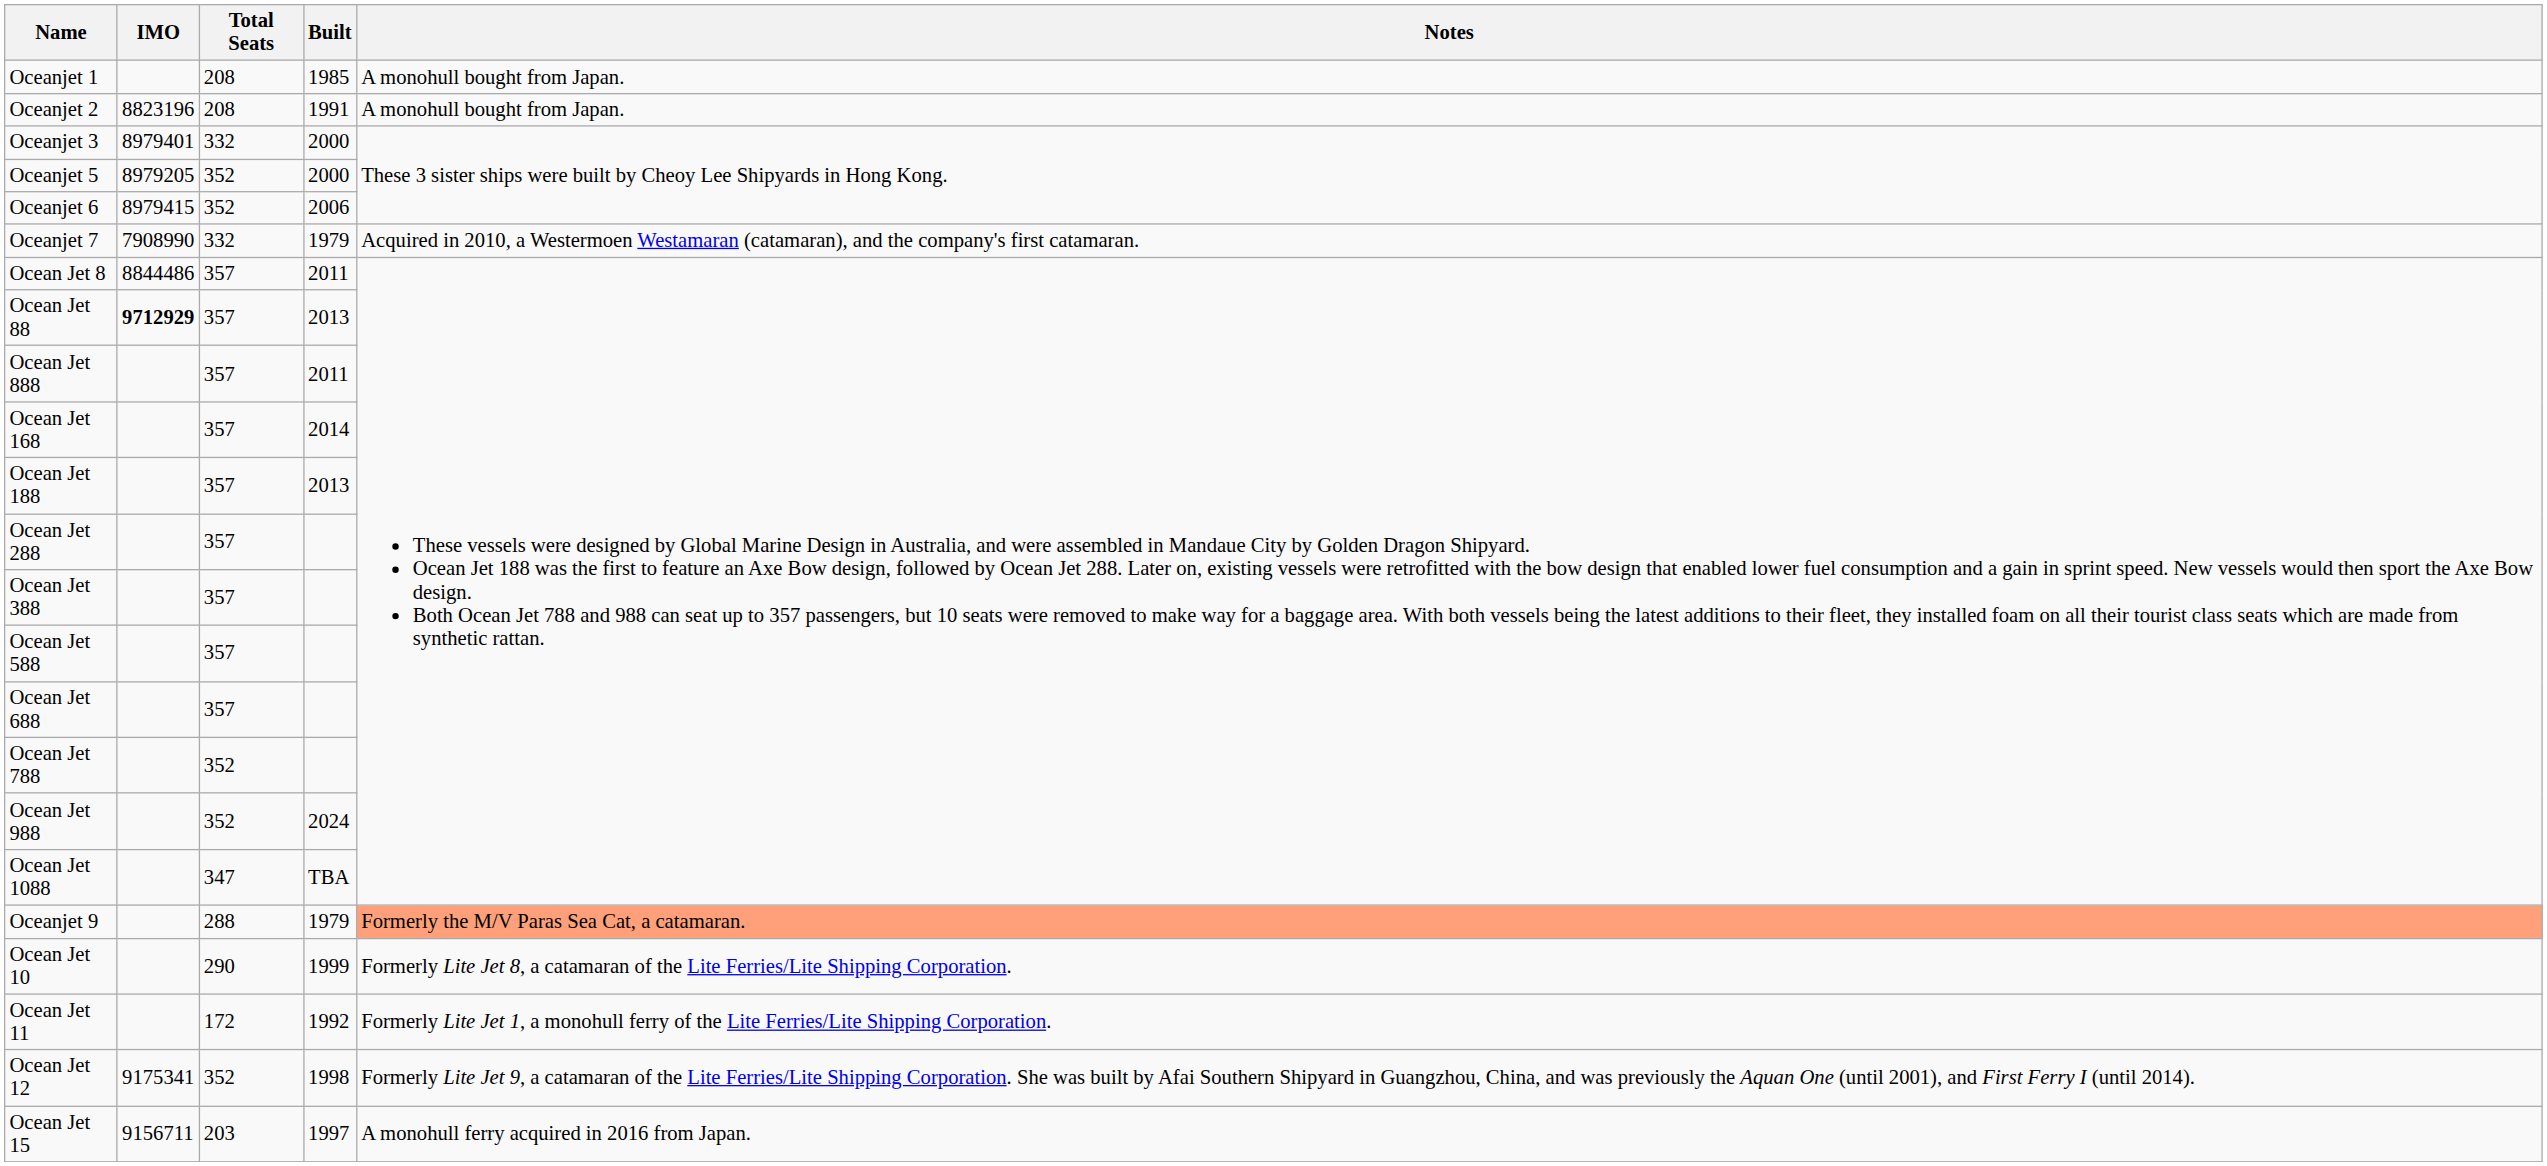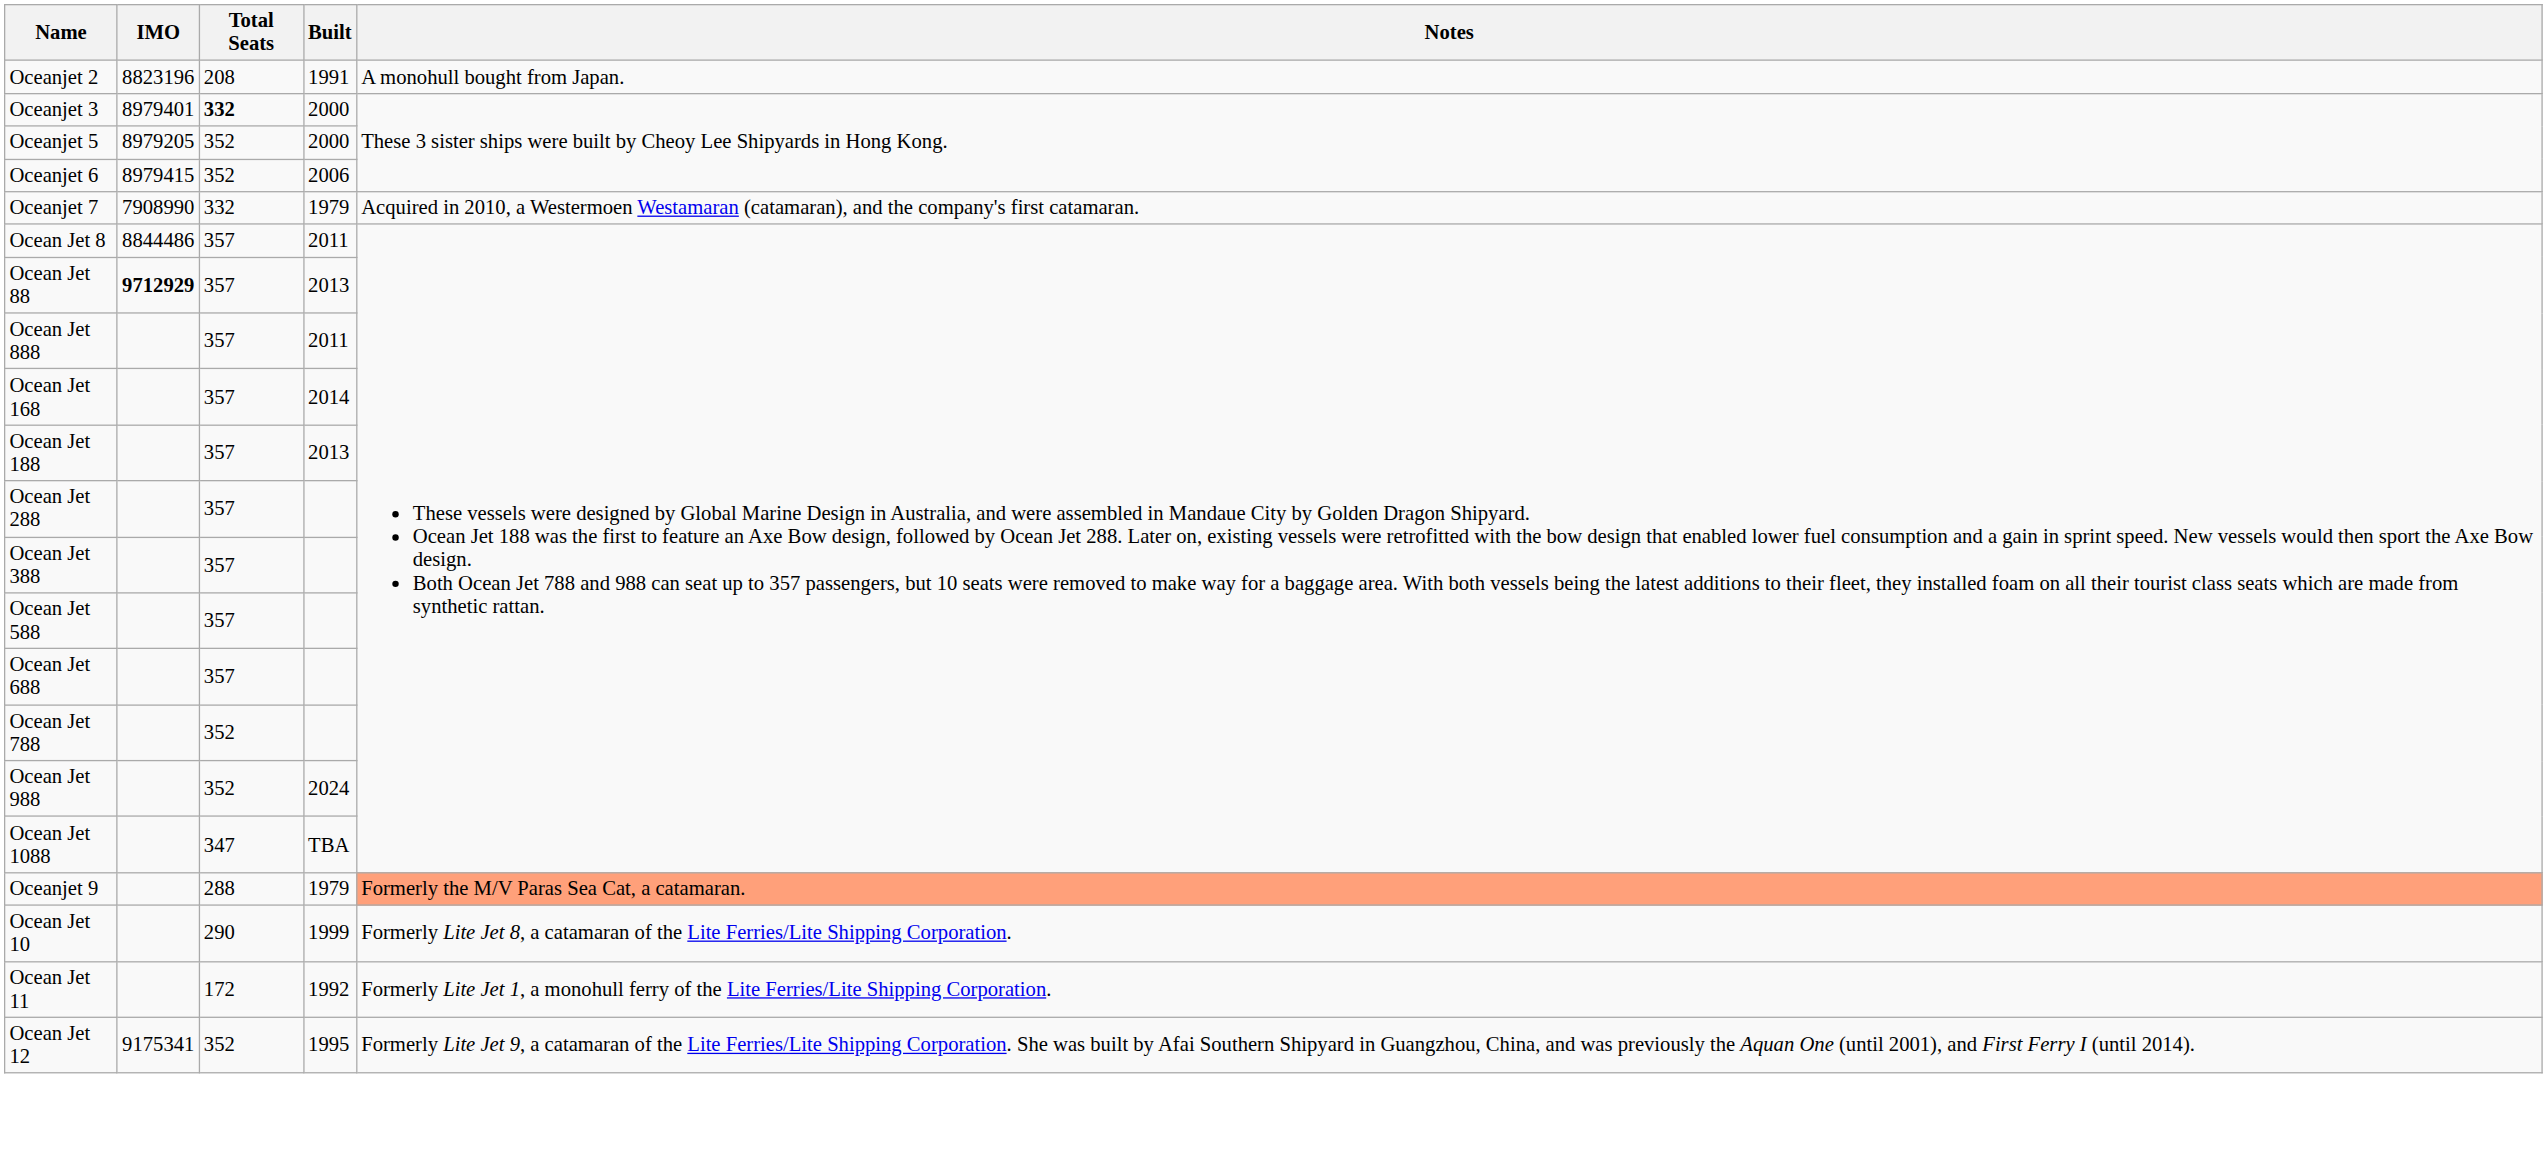- row: (54, 76)
(219, 142) normal -> (219, 109) bold
(329, 1077) 1998 -> (329, 1044) 1995
- row: (50, 1133)
